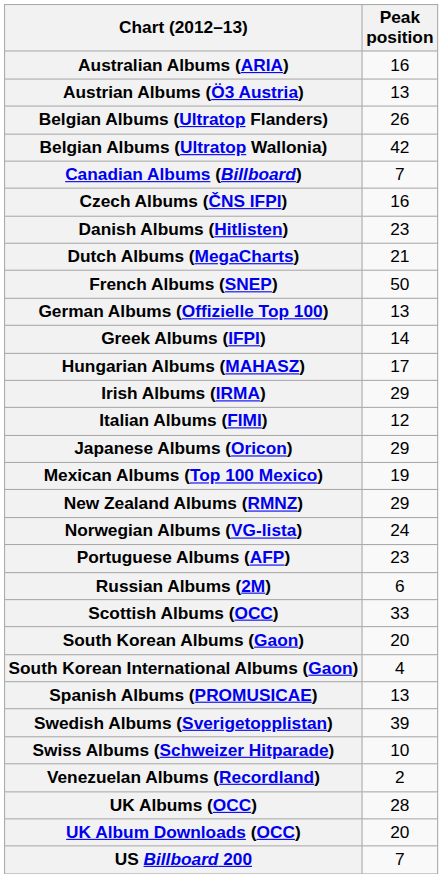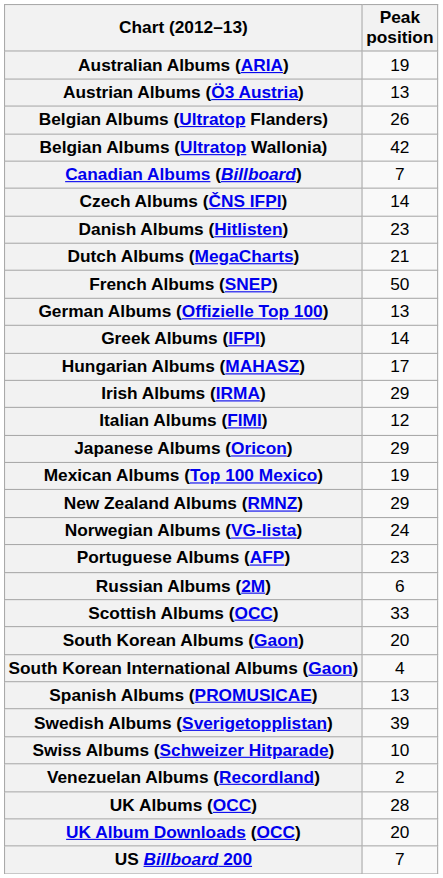(400, 65) 16 -> (400, 65) 19
(400, 202) 16 -> (400, 202) 14
